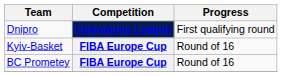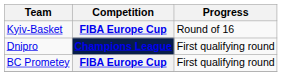rows swapped: (22, 29) <-> (35, 46)
(205, 63) Round of 16 -> (226, 63) First qualifying round
